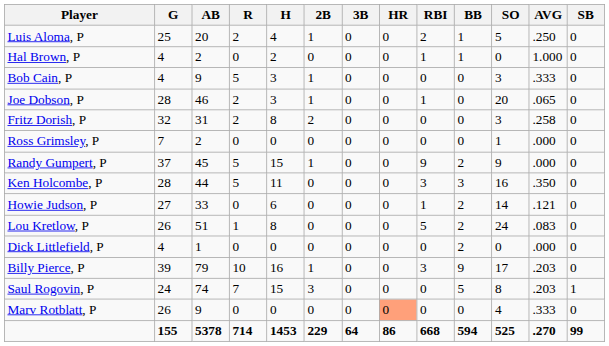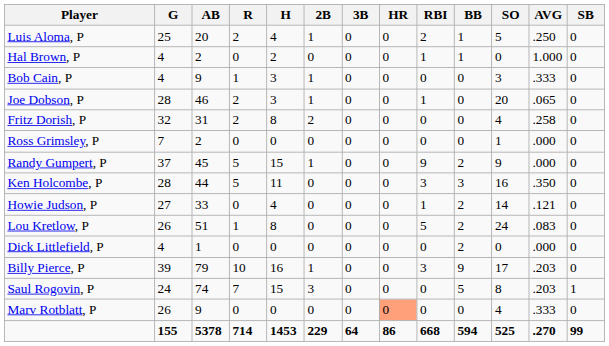(236, 78) 5 -> (236, 78) 1
(498, 120) 3 -> (498, 120) 4
(273, 204) 6 -> (273, 204) 4
